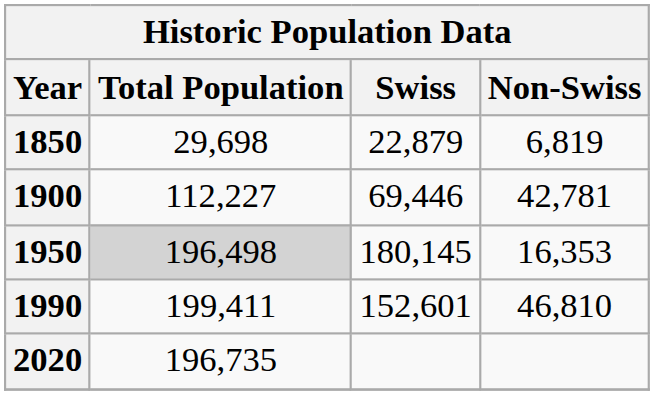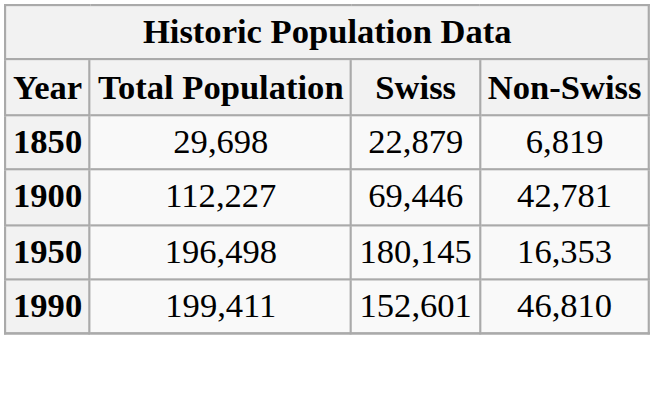(221, 251) lightgrey background -> (221, 251) no background
- row: (48, 360)
